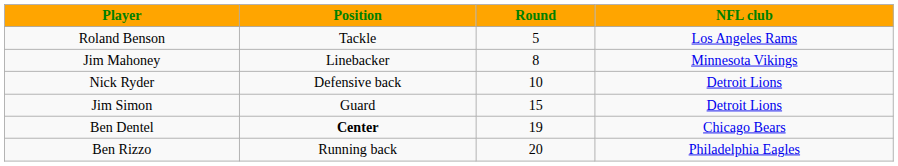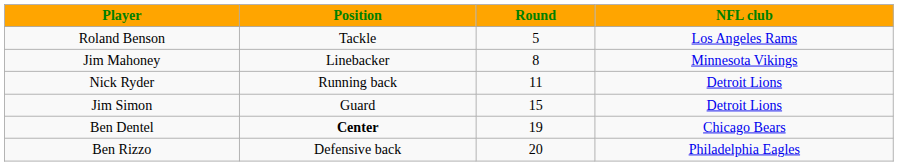(358, 82) Defensive back -> (358, 82) Running back
(536, 82) 10 -> (536, 82) 11
(358, 149) Running back -> (358, 149) Defensive back
